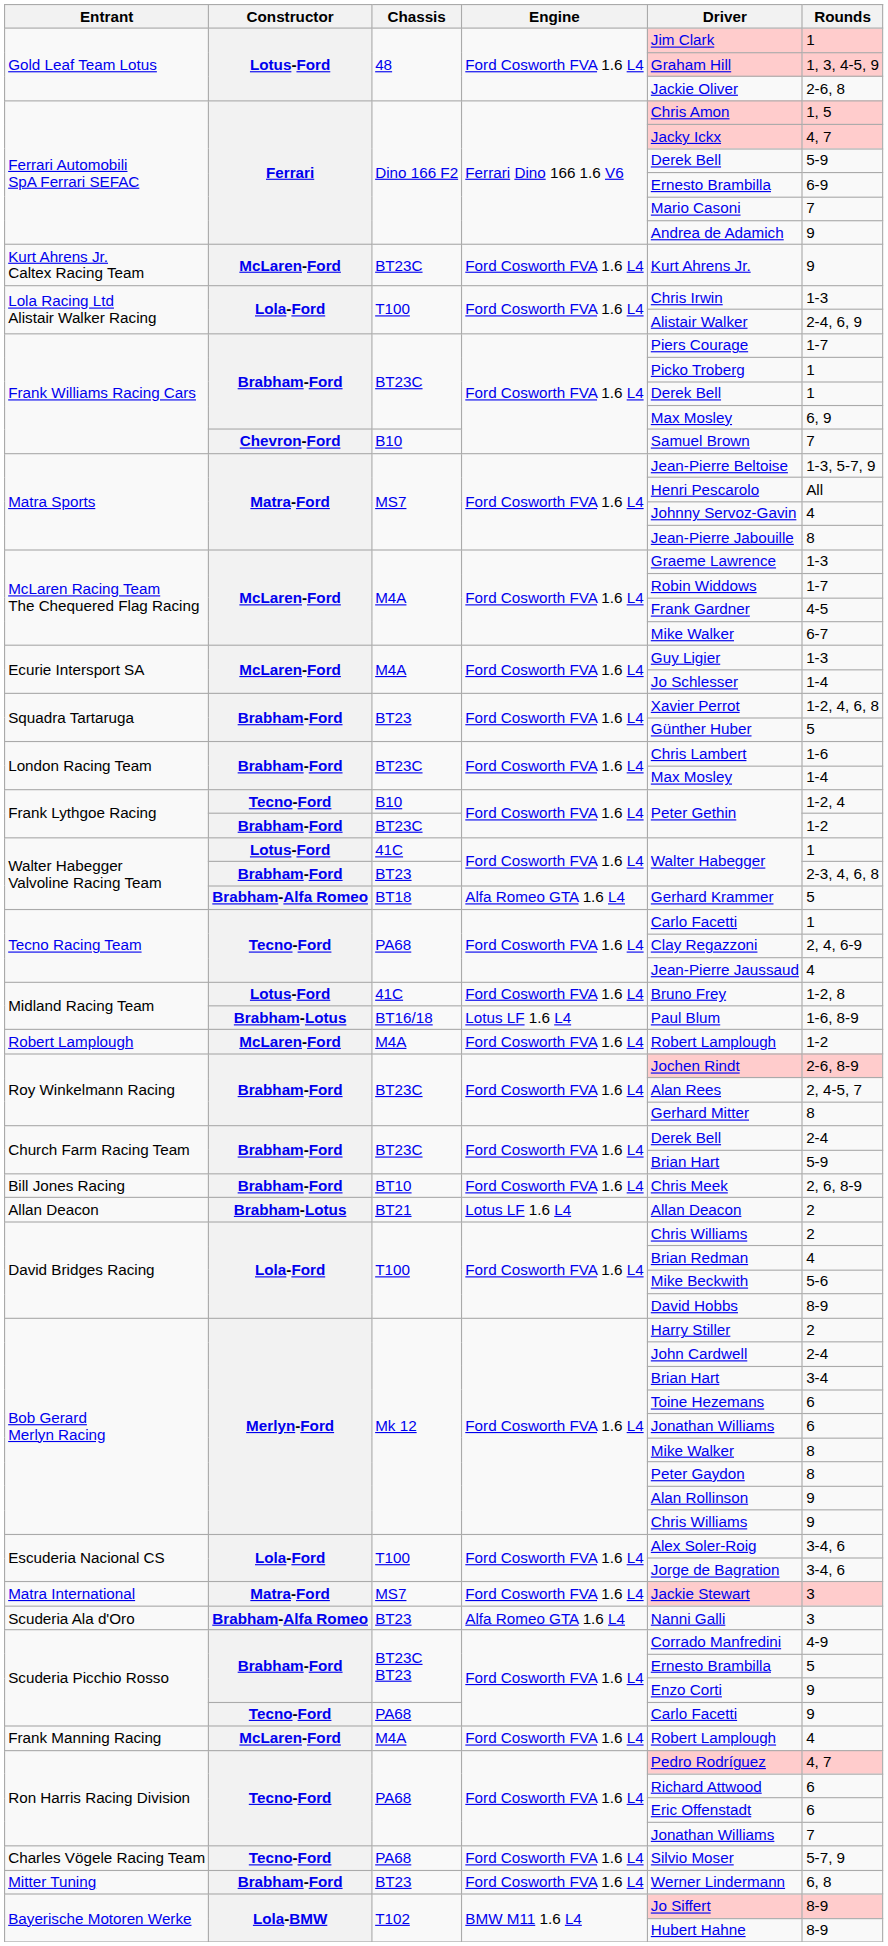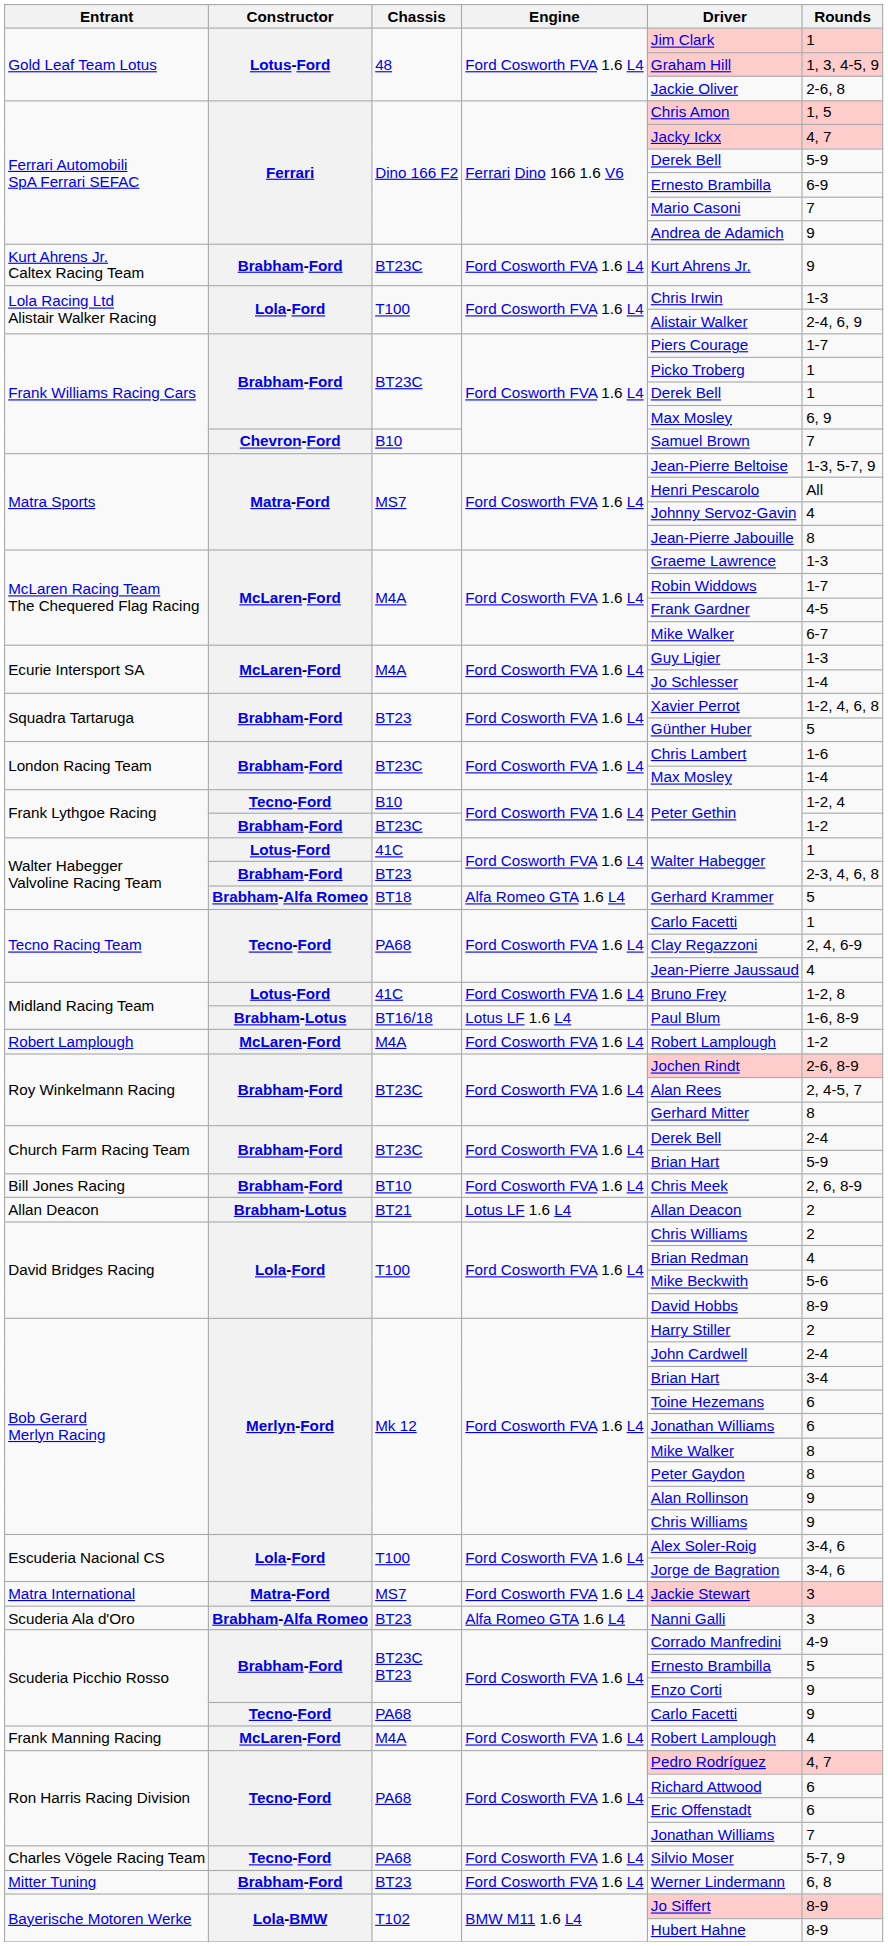(290, 265) McLaren-Ford -> (290, 265) Brabham-Ford
